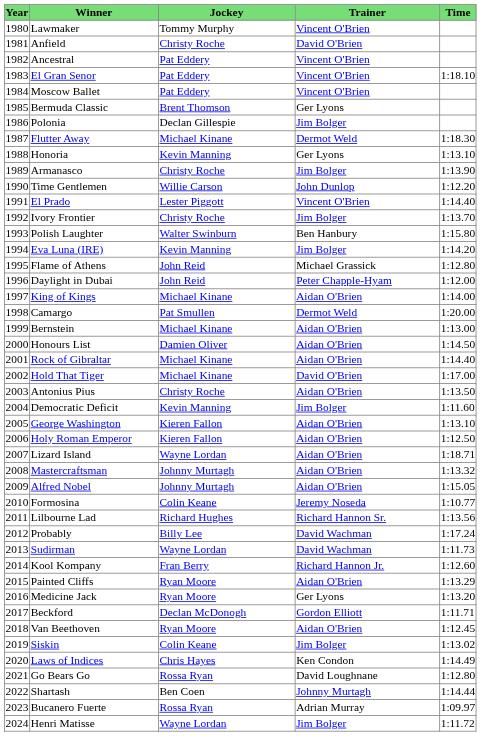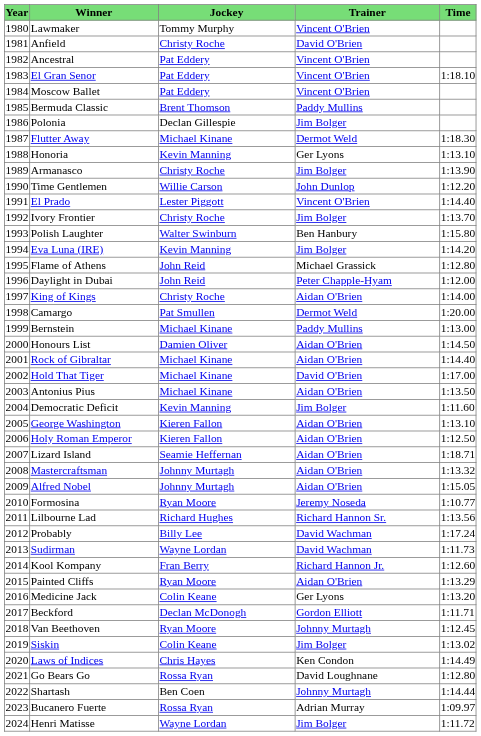(320, 107) Ger Lyons -> (329, 107) Paddy Mullins
(196, 296) Michael Kinane -> (192, 296) Christy Roche
(329, 328) Aidan O'Brien -> (329, 328) Paddy Mullins
(192, 391) Christy Roche -> (196, 391) Michael Kinane
(193, 454) Wayne Lordan -> (201, 454) Seamie Heffernan
(188, 502) Colin Keane -> (188, 502) Ryan Moore
(188, 596) Ryan Moore -> (188, 596) Colin Keane
(329, 628) Aidan O'Brien -> (334, 628) Johnny Murtagh
